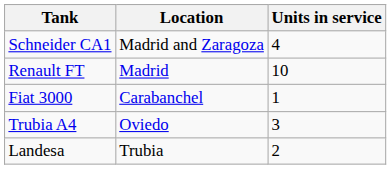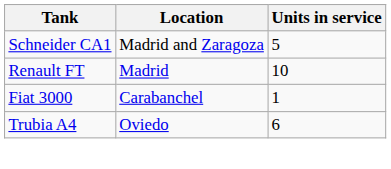(276, 44) 4 -> (276, 44) 5
(276, 124) 3 -> (276, 124) 6
- row: (36, 151)
